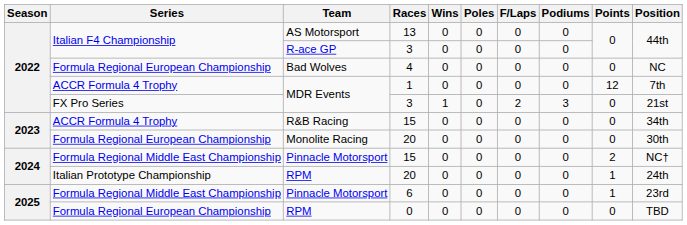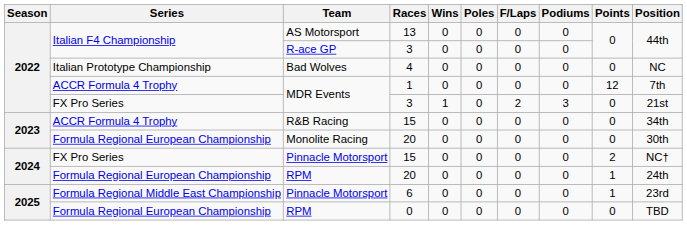(162, 68) Formula Regional European Championship -> (132, 68) Italian Prototype Championship
(167, 158) Formula Regional Middle East Championship -> (88, 158) FX Pro Series
(132, 176) Italian Prototype Championship -> (162, 176) Formula Regional European Championship
